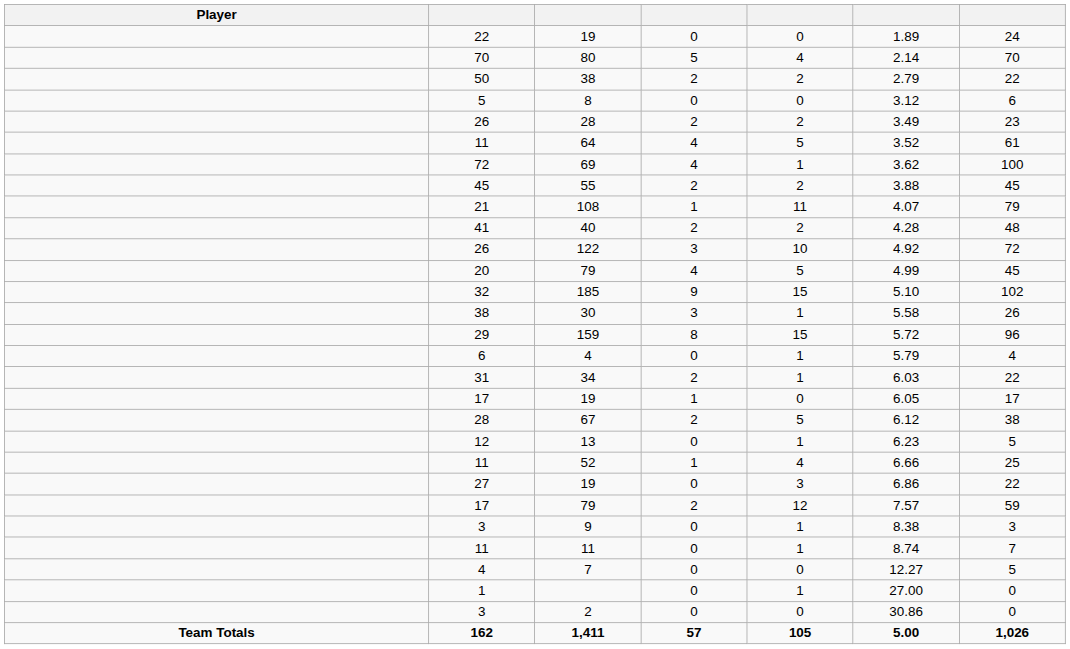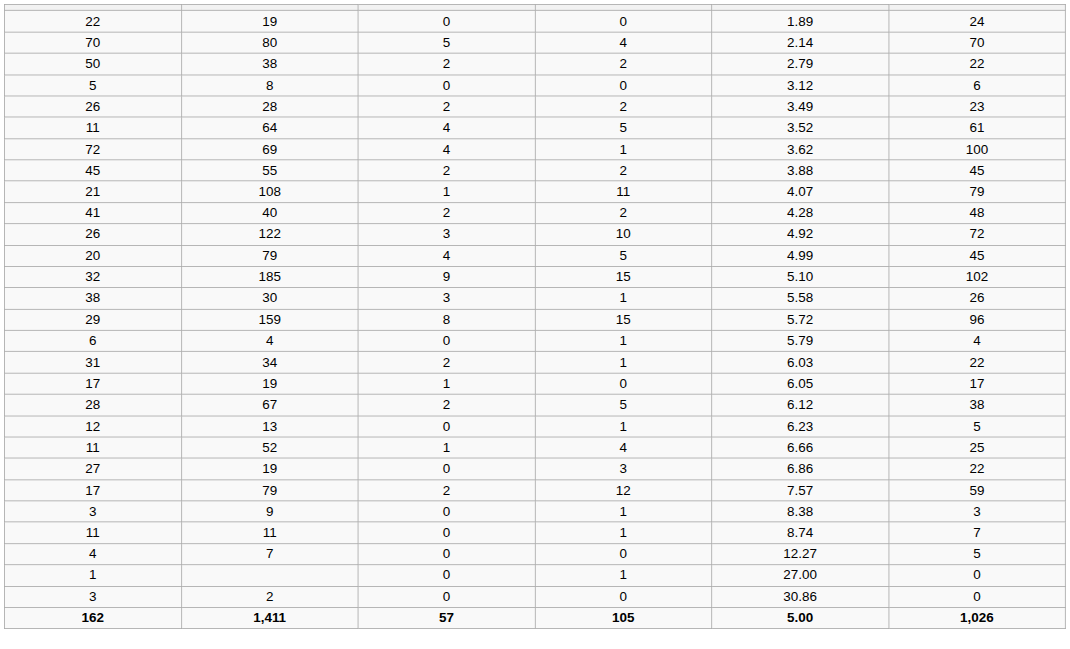- column: (217, 15)
